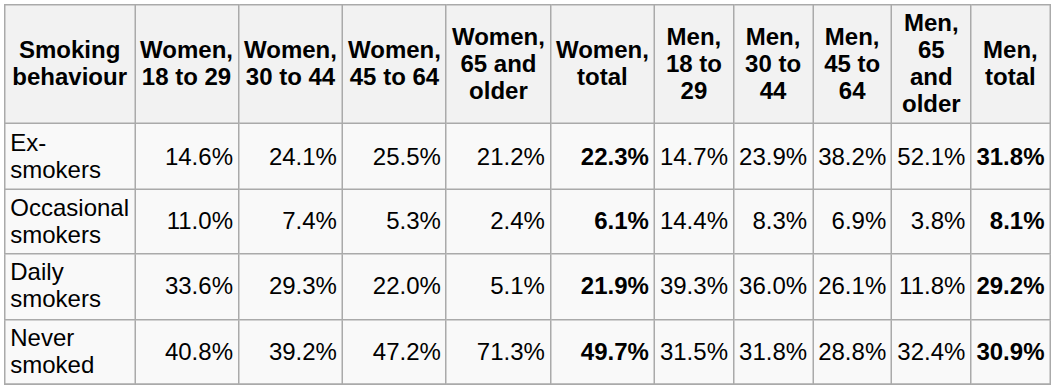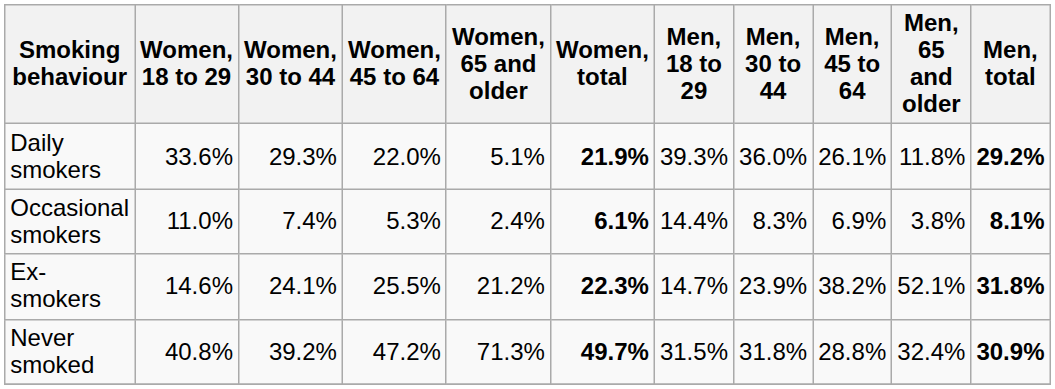rows swapped: (56, 286) <-> (56, 156)
